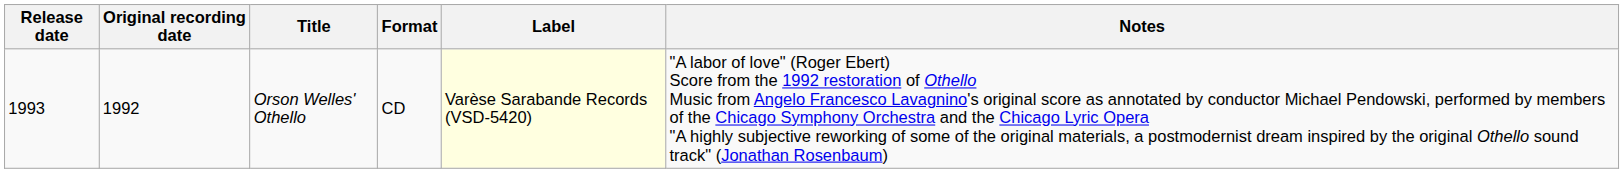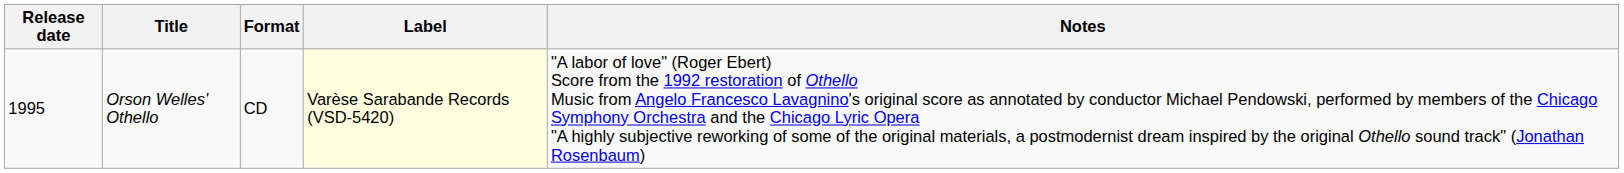- column: (174, 26)
(27, 108) 1993 -> (27, 108) 1995
